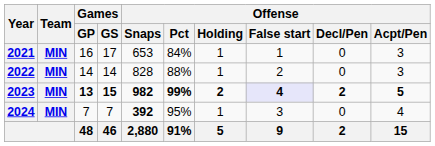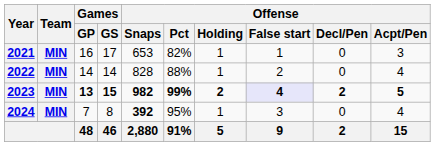(179, 53) 84% -> (179, 53) 82%
(400, 72) 3 -> (400, 72) 4
(110, 111) 7 -> (110, 111) 8
